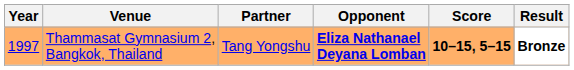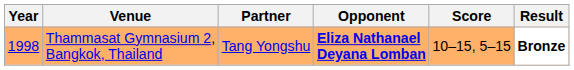(23, 46) 1997 -> (23, 46) 1998
(472, 46) bold -> (472, 46) normal
